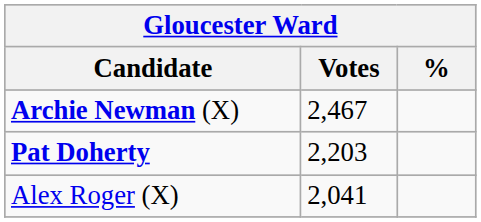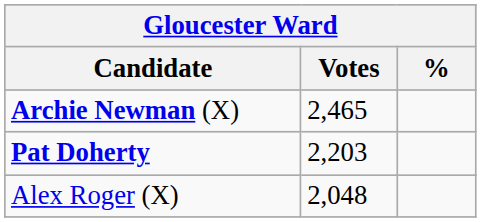(337, 110) 2,467 -> (337, 110) 2,465
(337, 195) 2,041 -> (337, 195) 2,048
